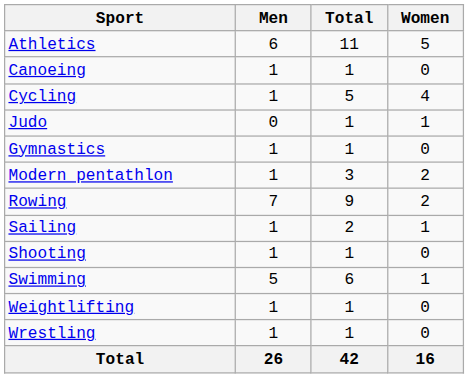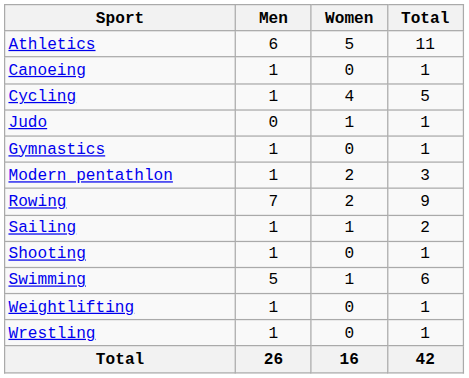columns swapped: (425, 18) <-> (349, 18)
